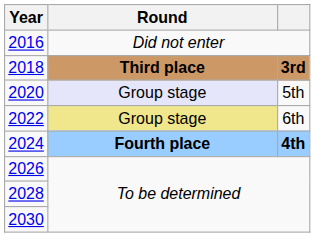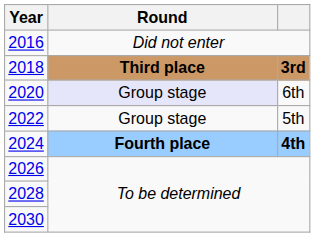(293, 93) 5th -> (293, 93) 6th
(162, 119) khaki background -> (162, 119) no background
(293, 119) 6th -> (293, 119) 5th
